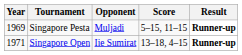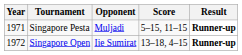(16, 28) 1969 -> (16, 28) 1971
(16, 43) 1971 -> (16, 43) 1972
